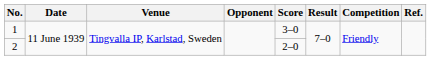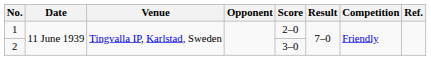(290, 30) 3–0 -> (290, 30) 2–0
(290, 47) 2–0 -> (290, 47) 3–0
